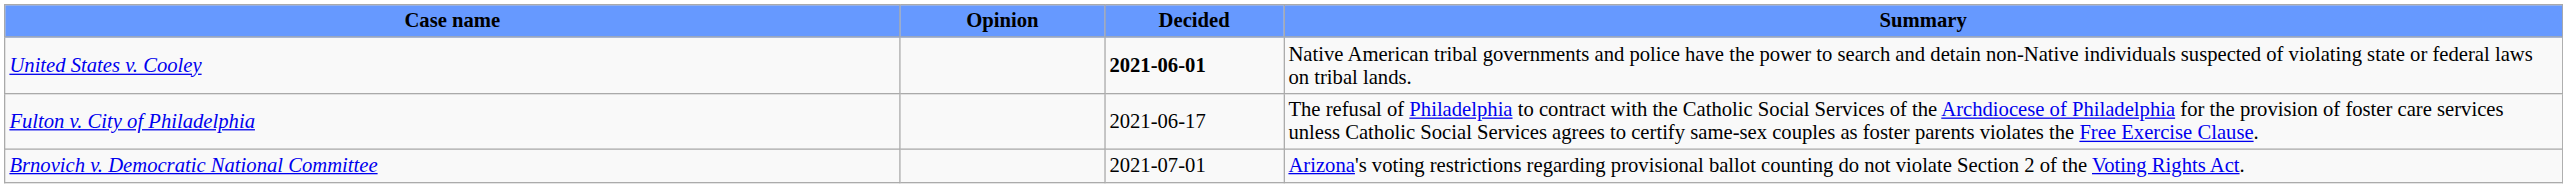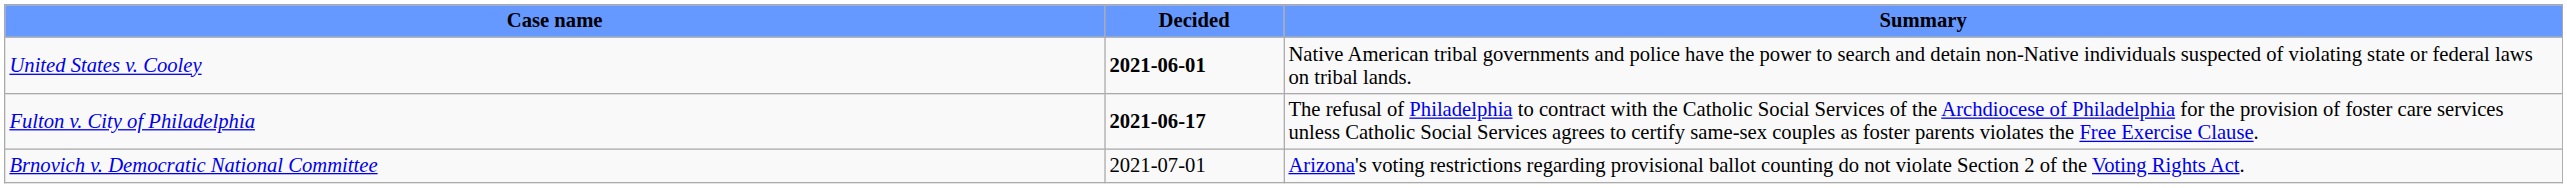- column: (1002, 20)
(1158, 121) normal -> (1158, 121) bold
